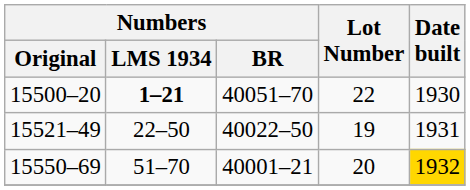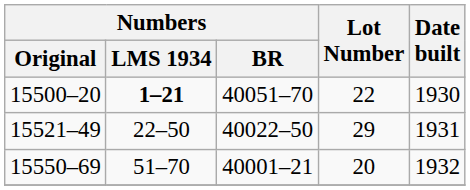(364, 130) 19 -> (364, 130) 29
(437, 166) gold background -> (437, 166) no background
